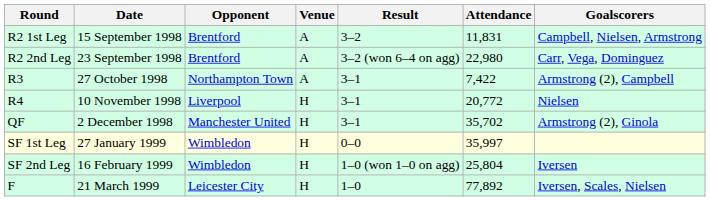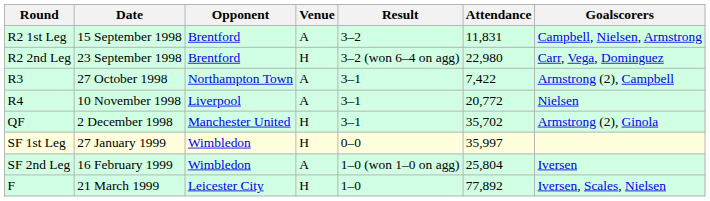(304, 57) A -> (304, 57) H
(304, 100) H -> (304, 100) A
(304, 164) H -> (304, 164) A
